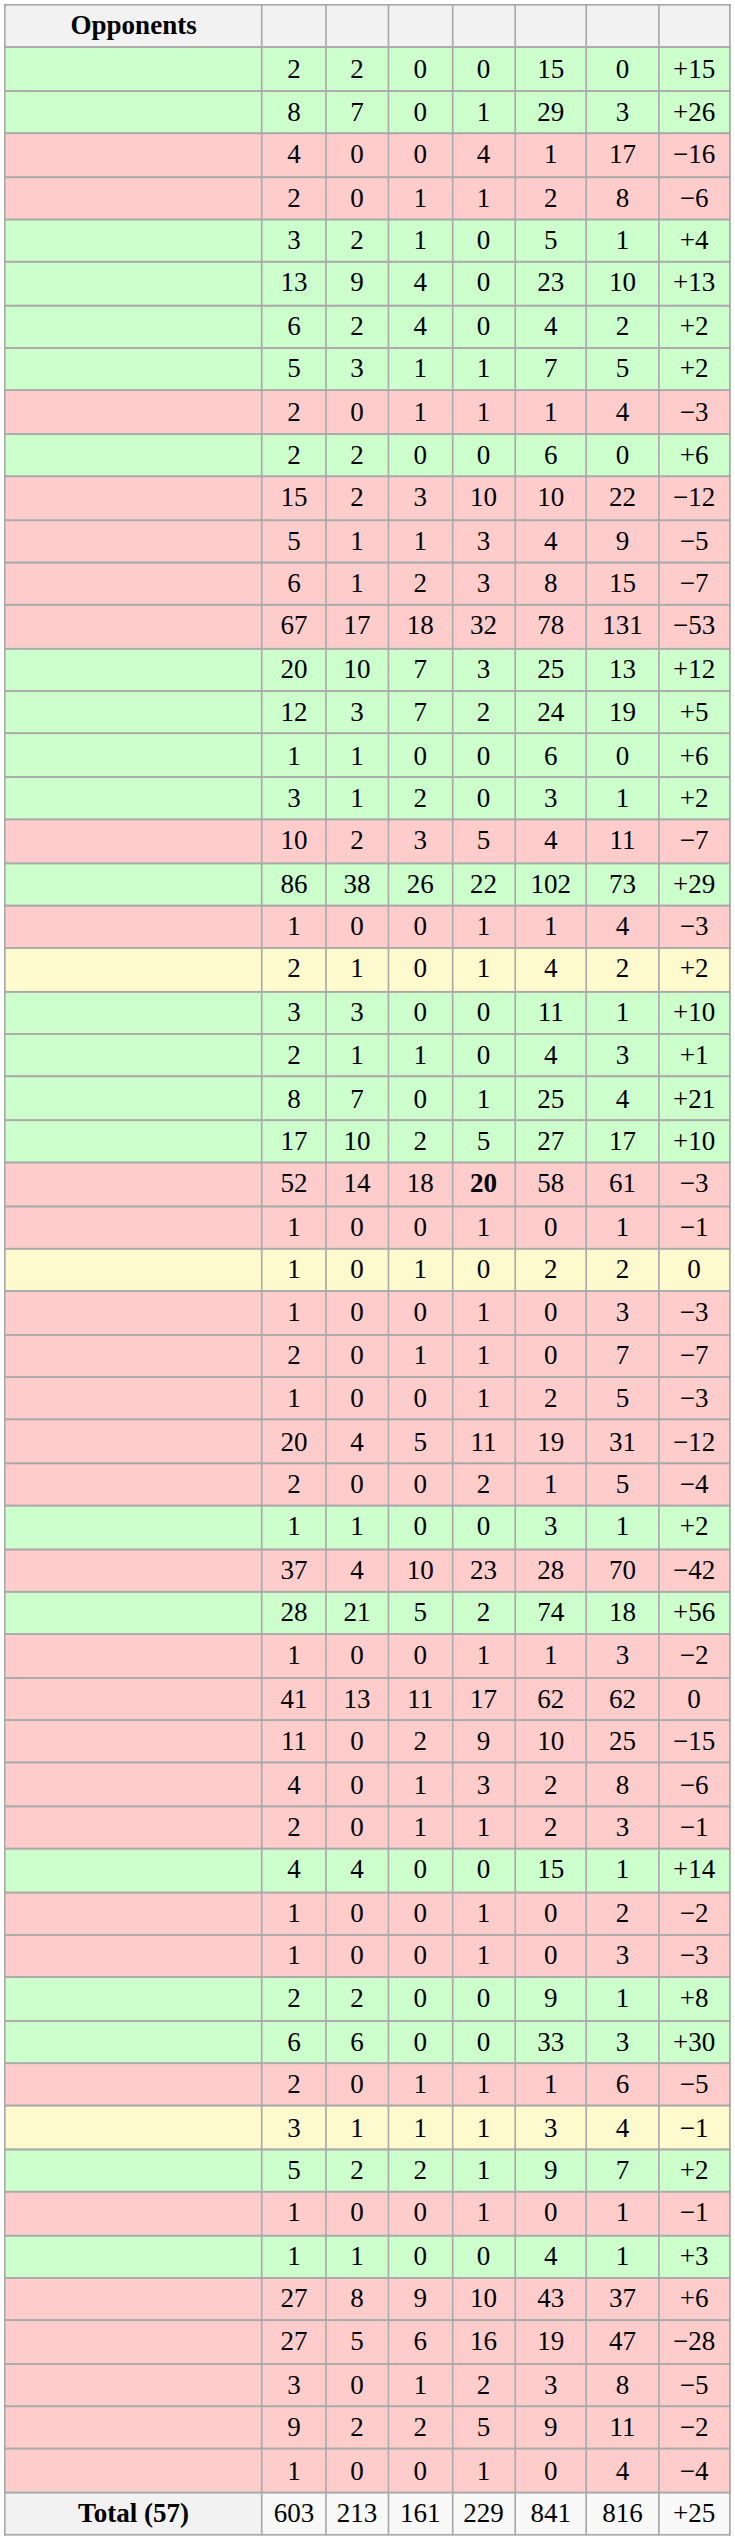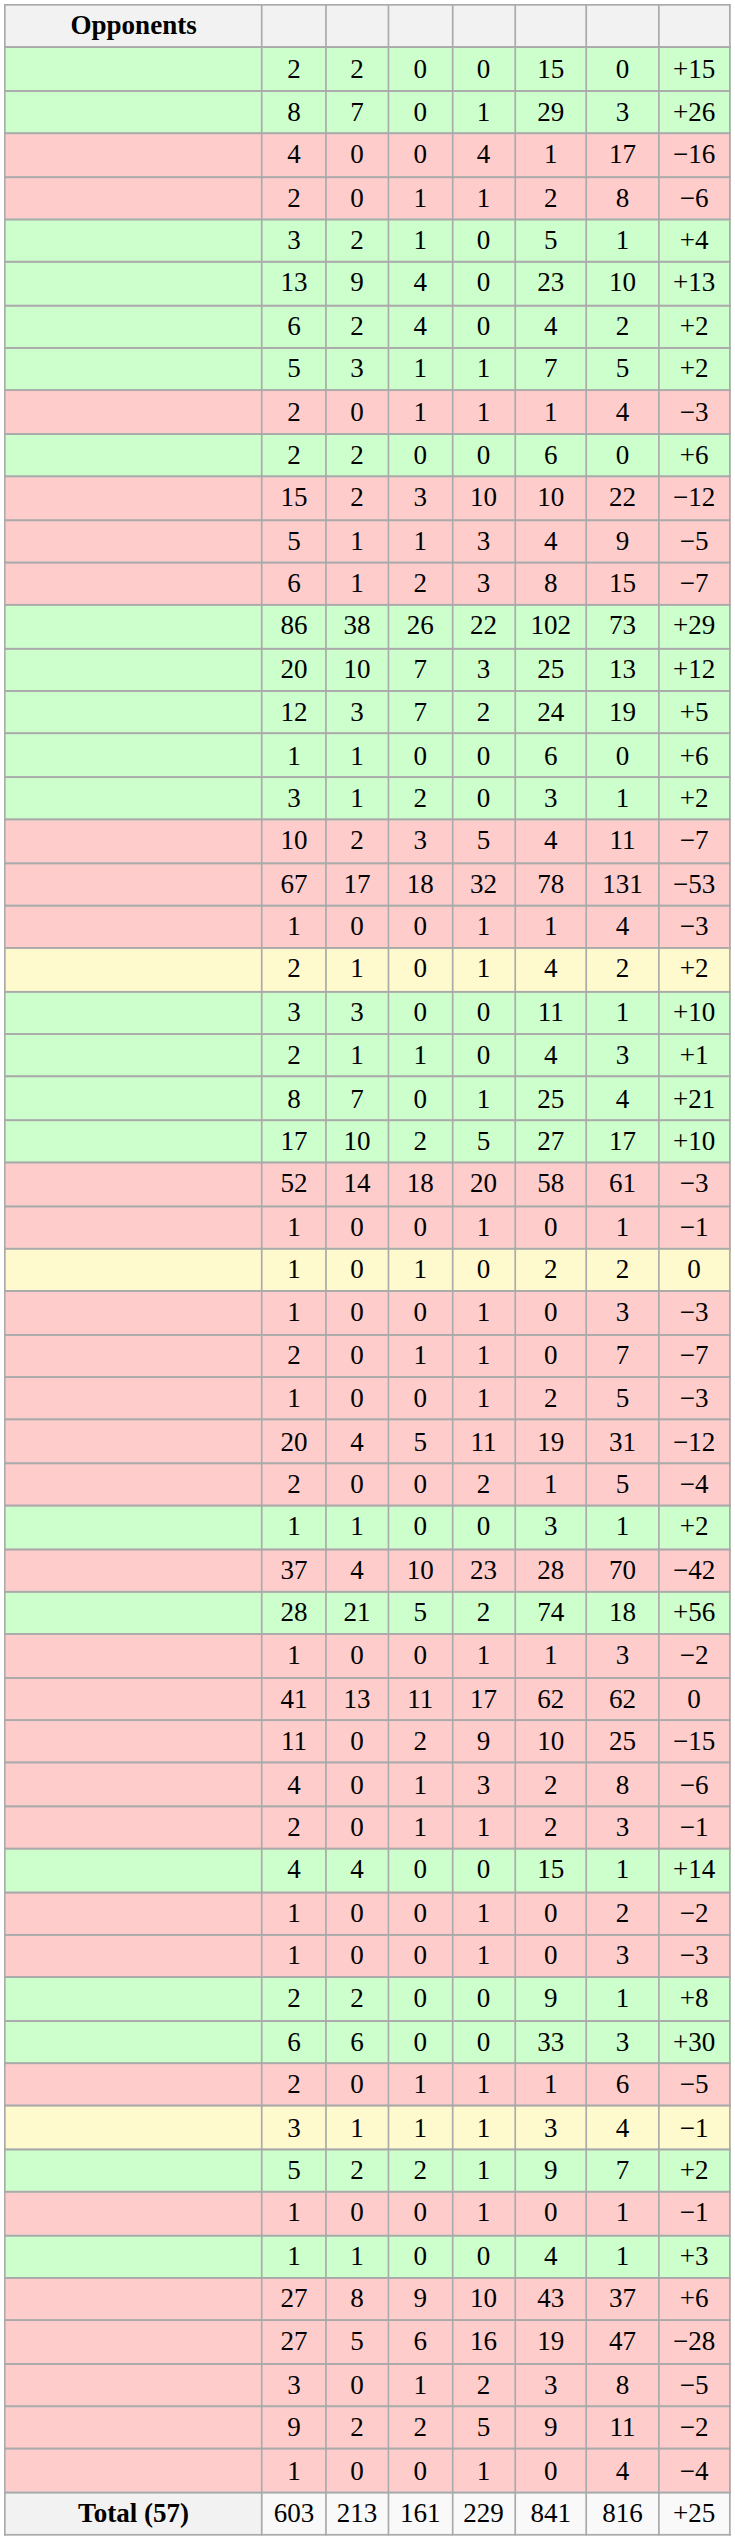rows swapped: (294, 626) <-> (294, 883)
(483, 1183) bold -> (483, 1183) normal
